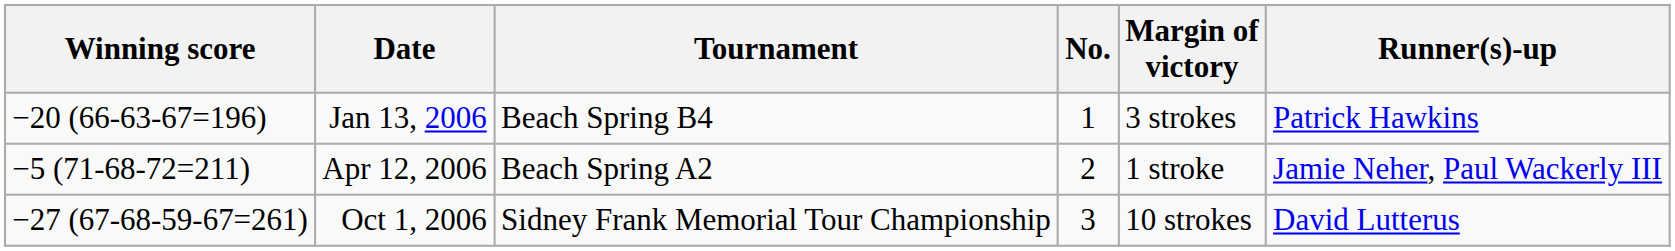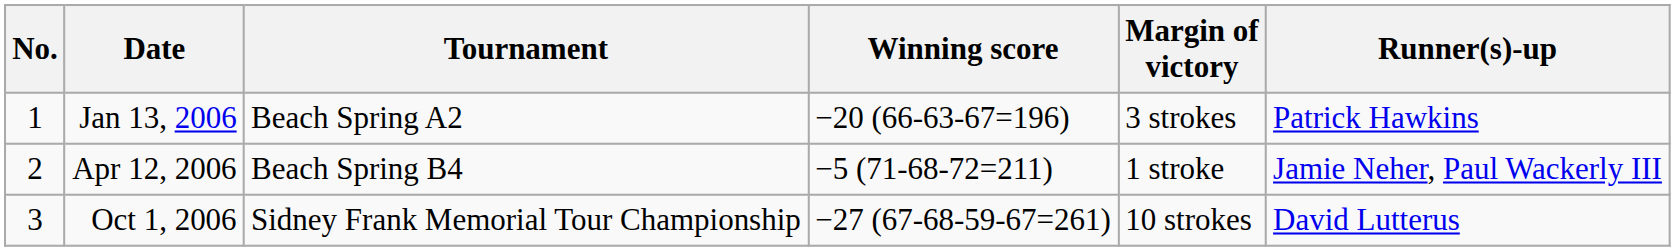columns swapped: (1088, 48) <-> (160, 48)
(607, 118) Beach Spring B4 -> (357, 118) Beach Spring A2
(607, 169) Beach Spring A2 -> (357, 169) Beach Spring B4
